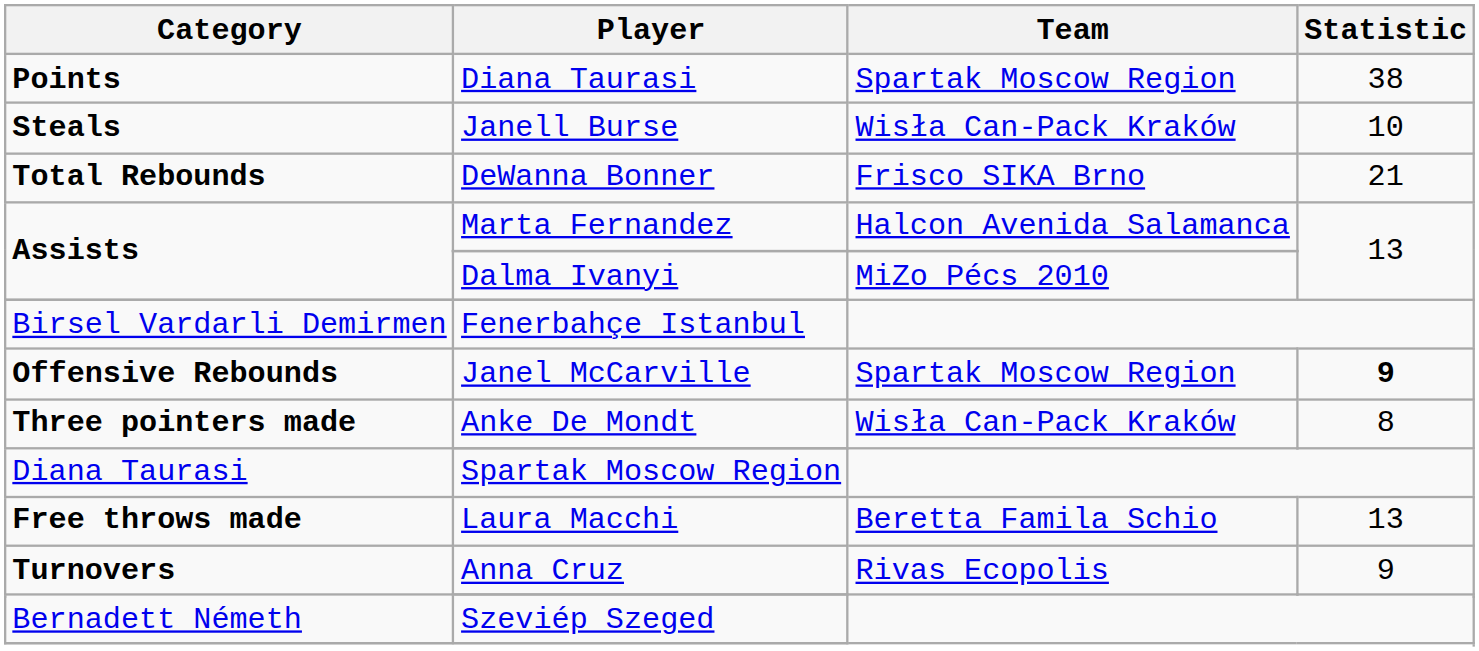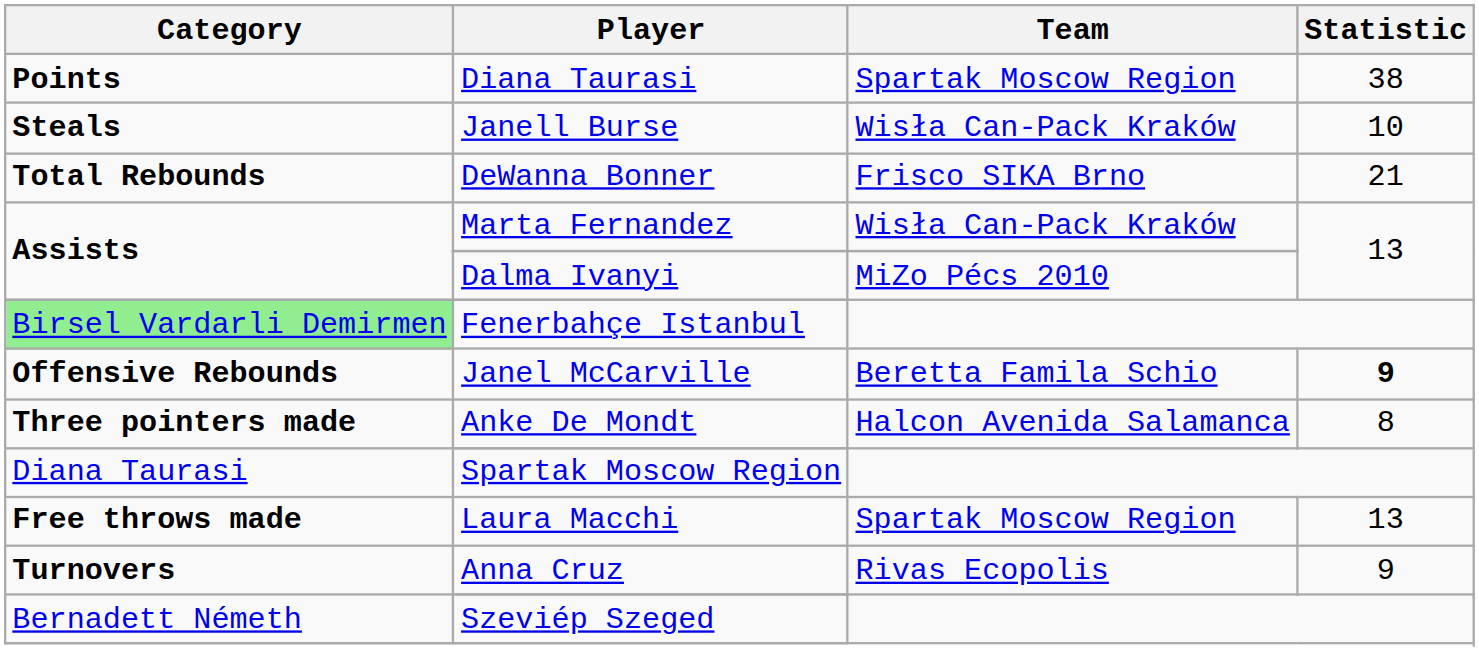(1073, 226) Halcon Avenida Salamanca -> (1046, 226) Wisła Can-Pack Kraków
(230, 325) no background -> (230, 325) lightgreen background
(1046, 374) Spartak Moscow Region -> (1037, 374) Beretta Famila Schio
(1046, 423) Wisła Can-Pack Kraków -> (1073, 423) Halcon Avenida Salamanca
(1037, 521) Beretta Famila Schio -> (1046, 521) Spartak Moscow Region
